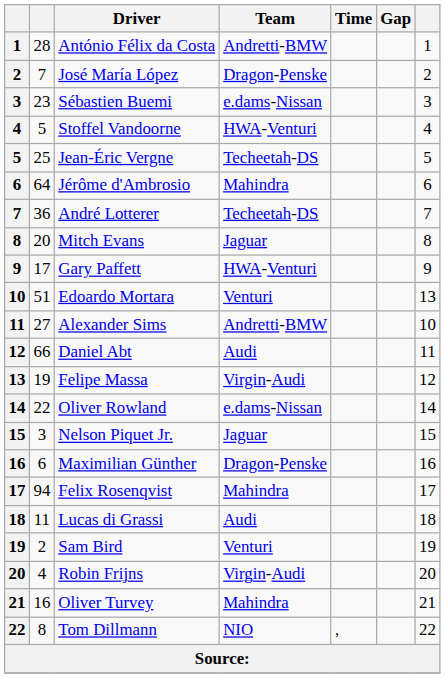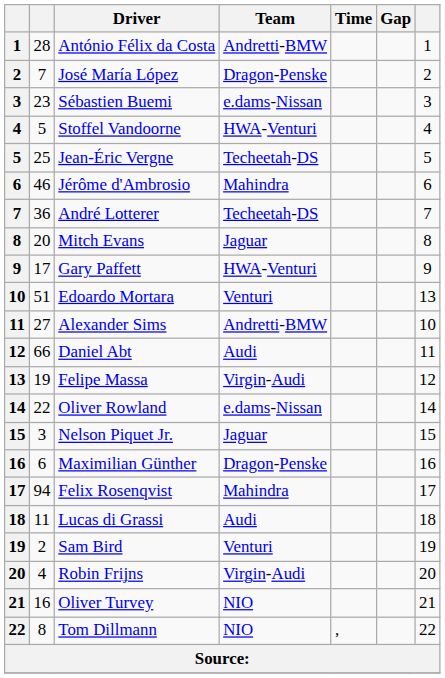(42, 184) 64 -> (42, 184) 46
(256, 602) Mahindra -> (238, 602) NIO
